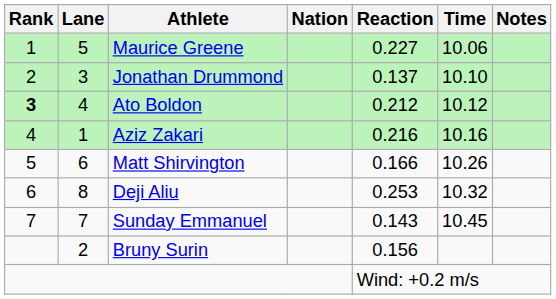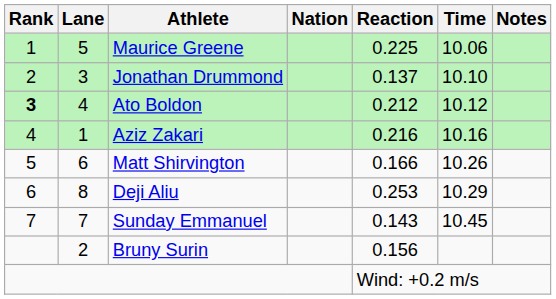(395, 47) 0.227 -> (395, 47) 0.225
(465, 192) 10.32 -> (465, 192) 10.29
